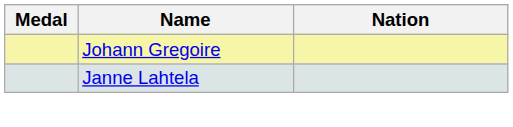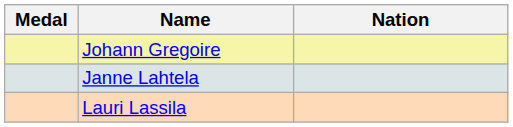+ row: (134, 108)
